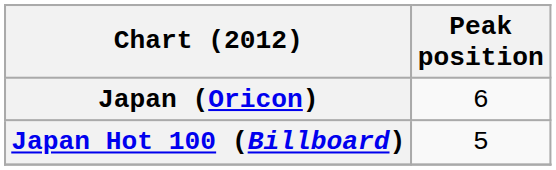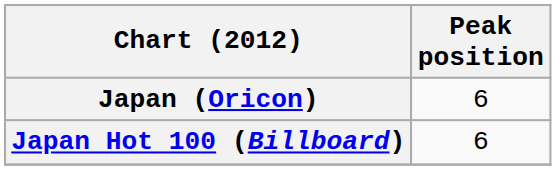(481, 142) 5 -> (481, 142) 6
